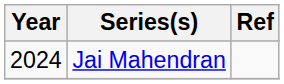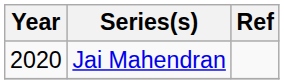(36, 59) 2024 -> (36, 59) 2020
